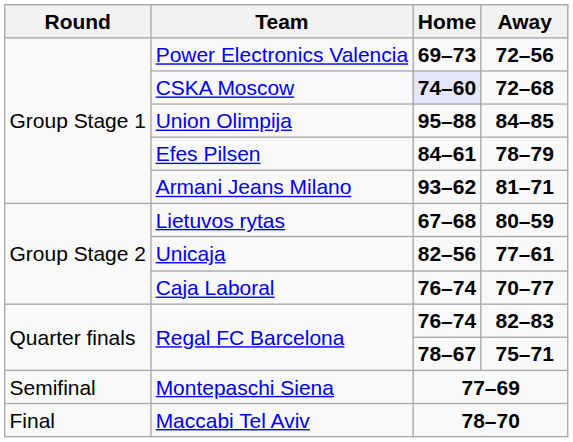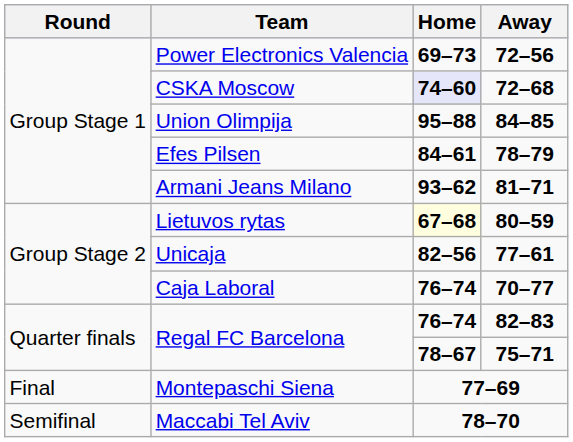(447, 221) no background -> (447, 221) lightyellow background
(53, 387) Semifinal -> (32, 387) Final
(32, 420) Final -> (53, 420) Semifinal
